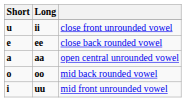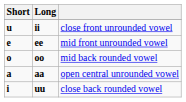(111, 43) close back rounded vowel -> (114, 43) mid front unrounded vowel
rows swapped: (39, 58) <-> (39, 74)
(114, 89) mid front unrounded vowel -> (111, 89) close back rounded vowel
